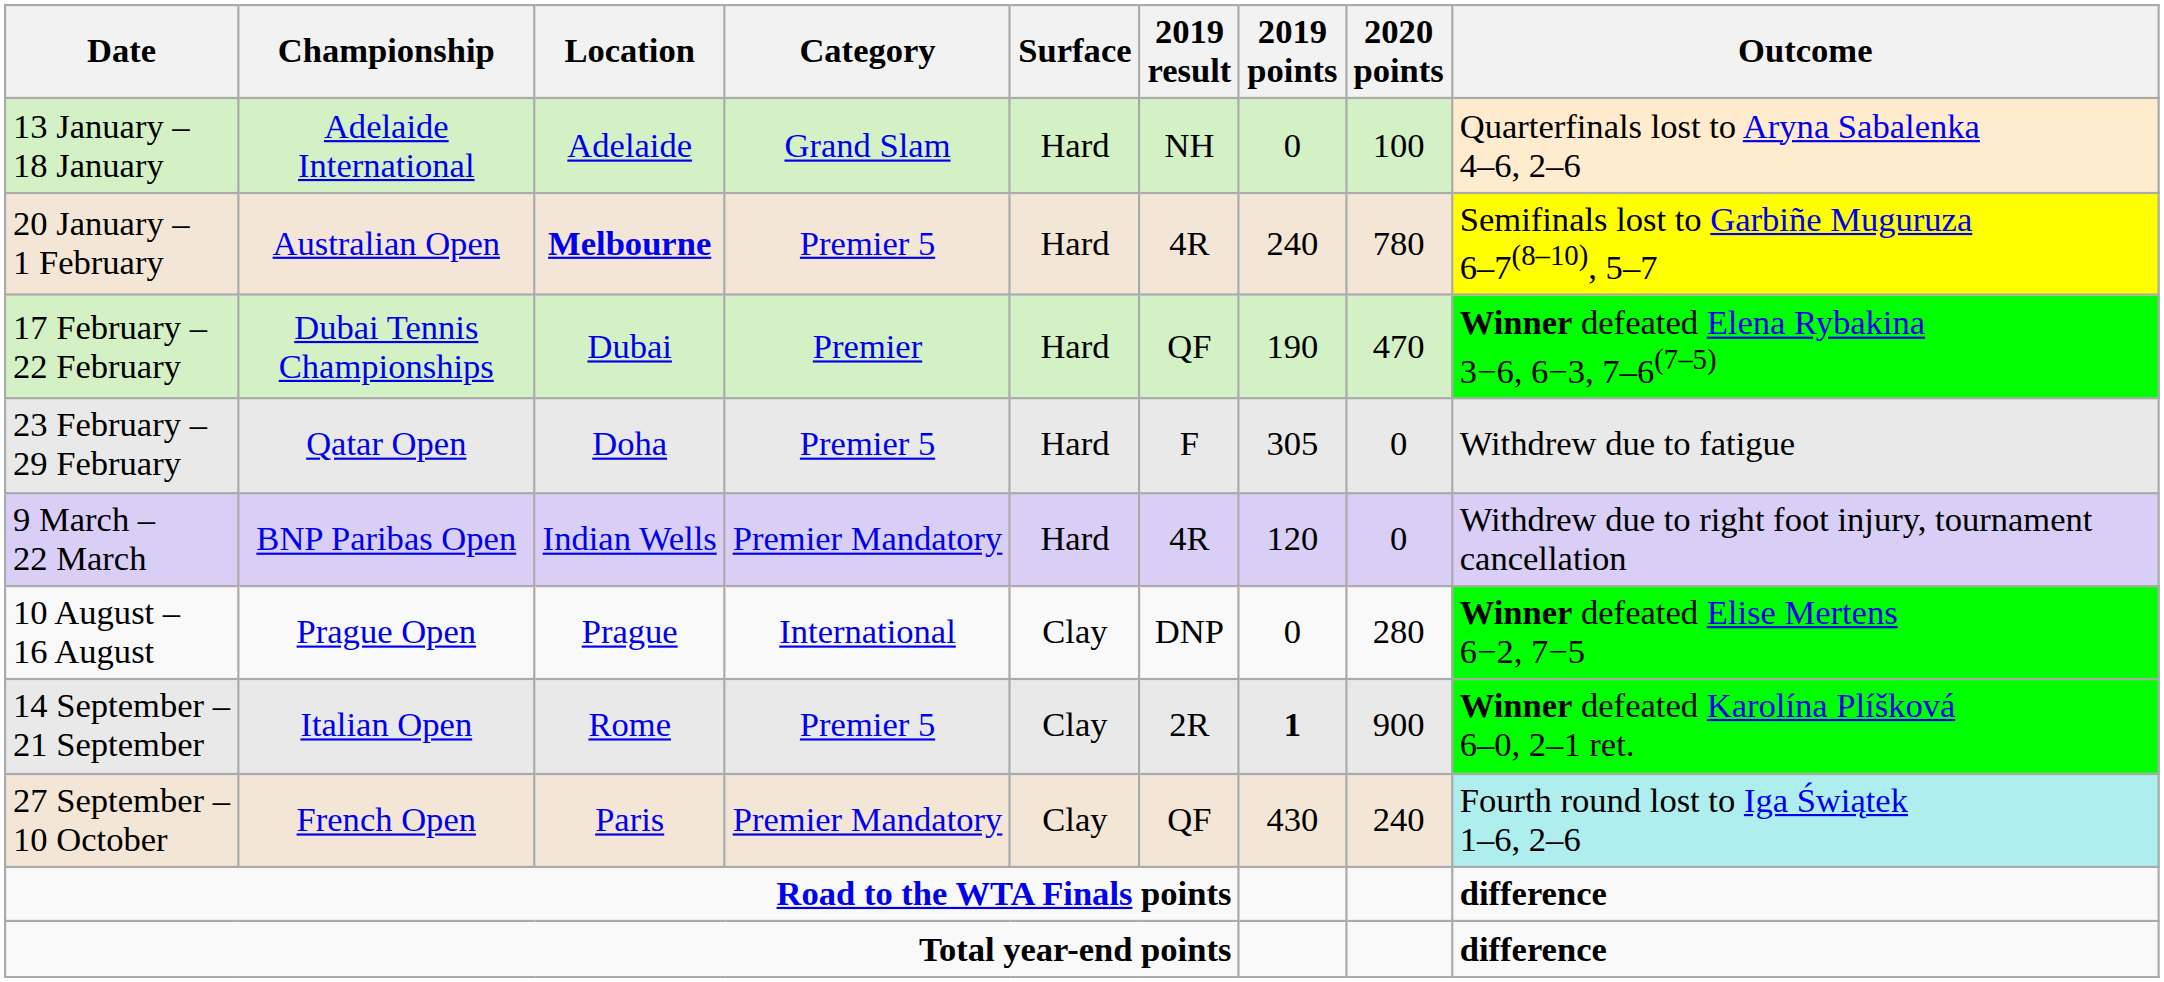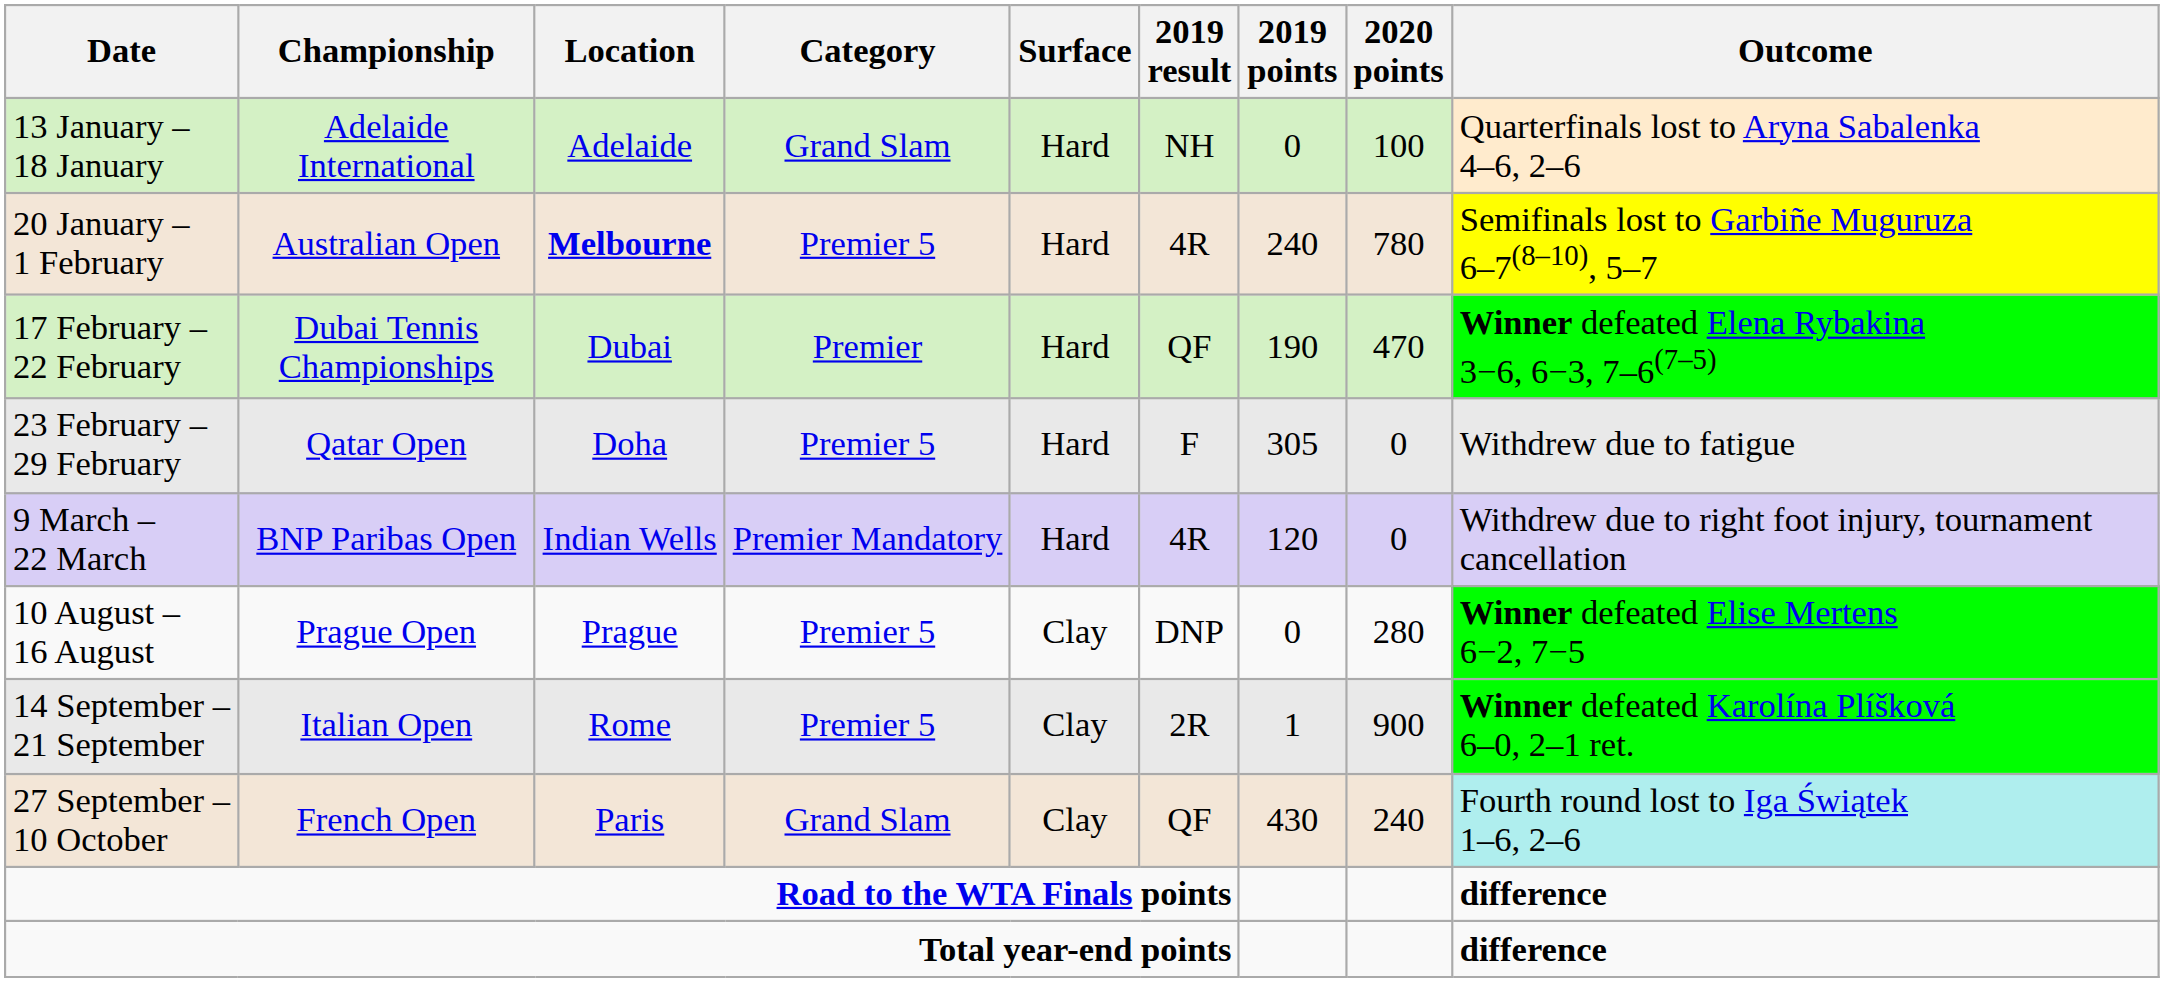(868, 632) International -> (868, 632) Premier 5
(1292, 725) bold -> (1292, 725) normal
(868, 819) Premier Mandatory -> (868, 819) Grand Slam
